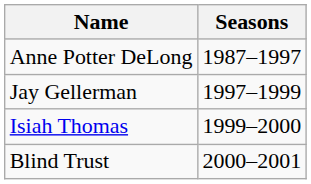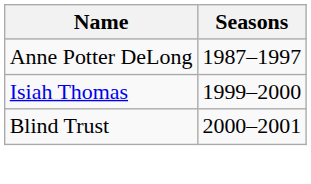- row: (73, 91)
